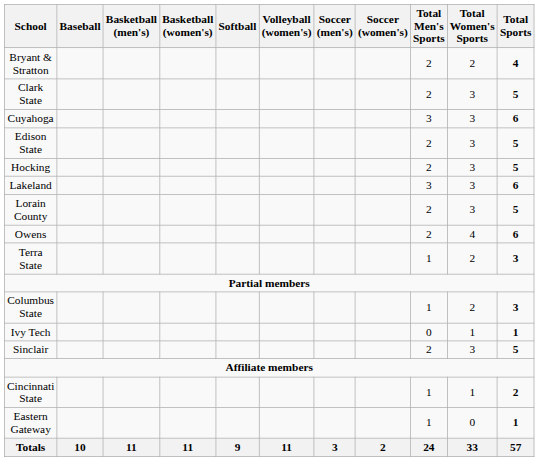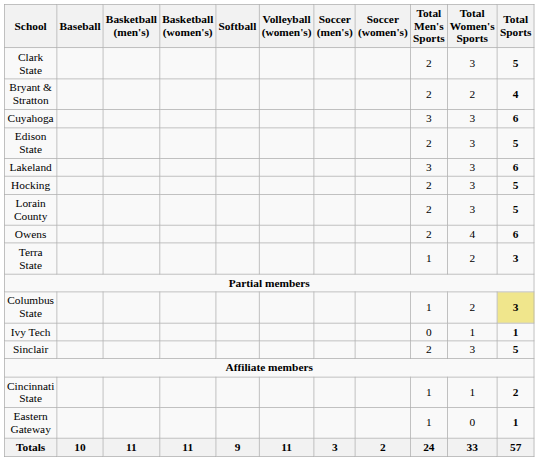rows swapped: (31, 63) <-> (31, 94)
rows swapped: (31, 167) <-> (31, 185)
(516, 307) no background -> (516, 307) khaki background
